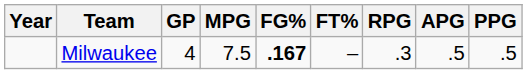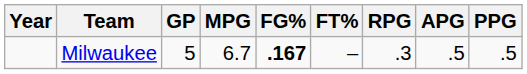(190, 53) 4 -> (190, 53) 5
(237, 53) 7.5 -> (237, 53) 6.7
